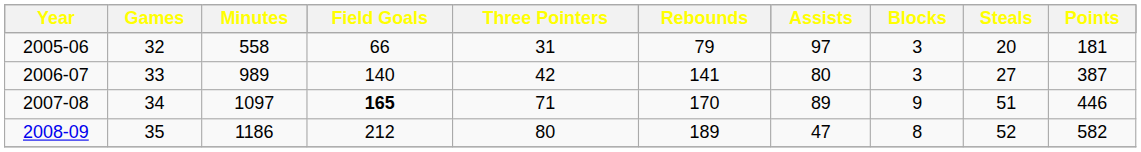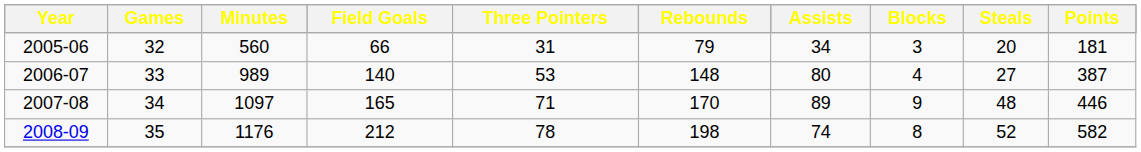(254, 47) 558 -> (254, 47) 560
(821, 47) 97 -> (821, 47) 34
(545, 75) 42 -> (545, 75) 53
(704, 75) 141 -> (704, 75) 148
(917, 75) 3 -> (917, 75) 4
(380, 103) bold -> (380, 103) normal
(1006, 103) 51 -> (1006, 103) 48
(254, 132) 1186 -> (254, 132) 1176
(545, 132) 80 -> (545, 132) 78
(704, 132) 189 -> (704, 132) 198
(821, 132) 47 -> (821, 132) 74
